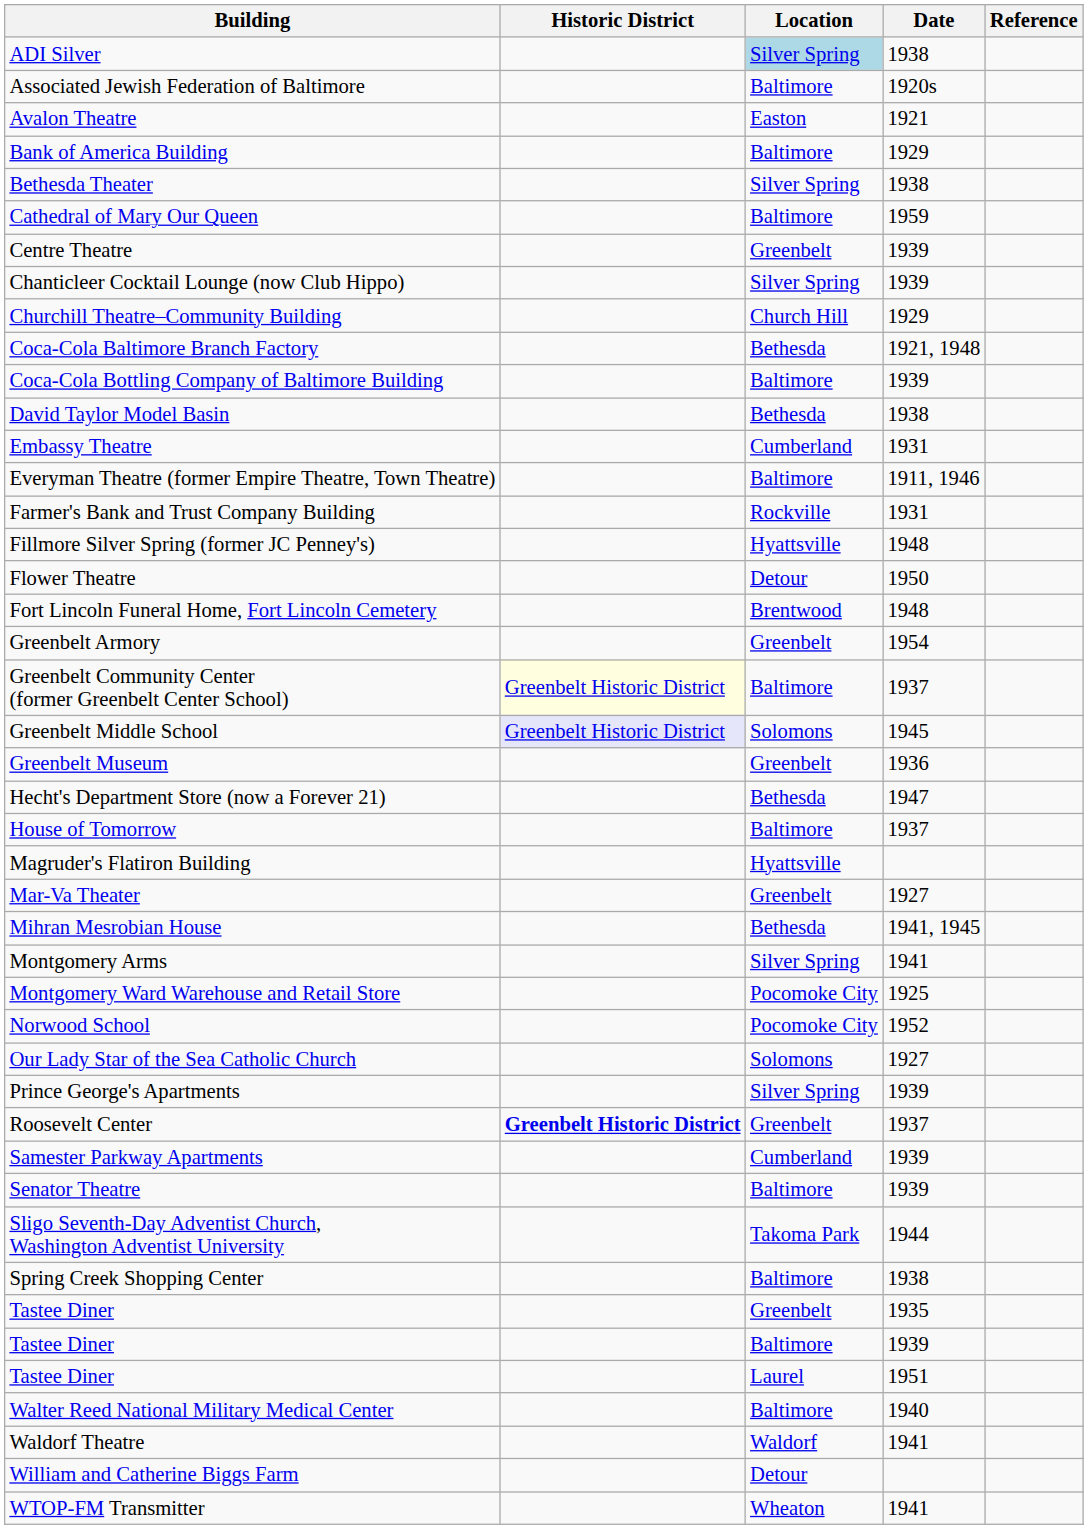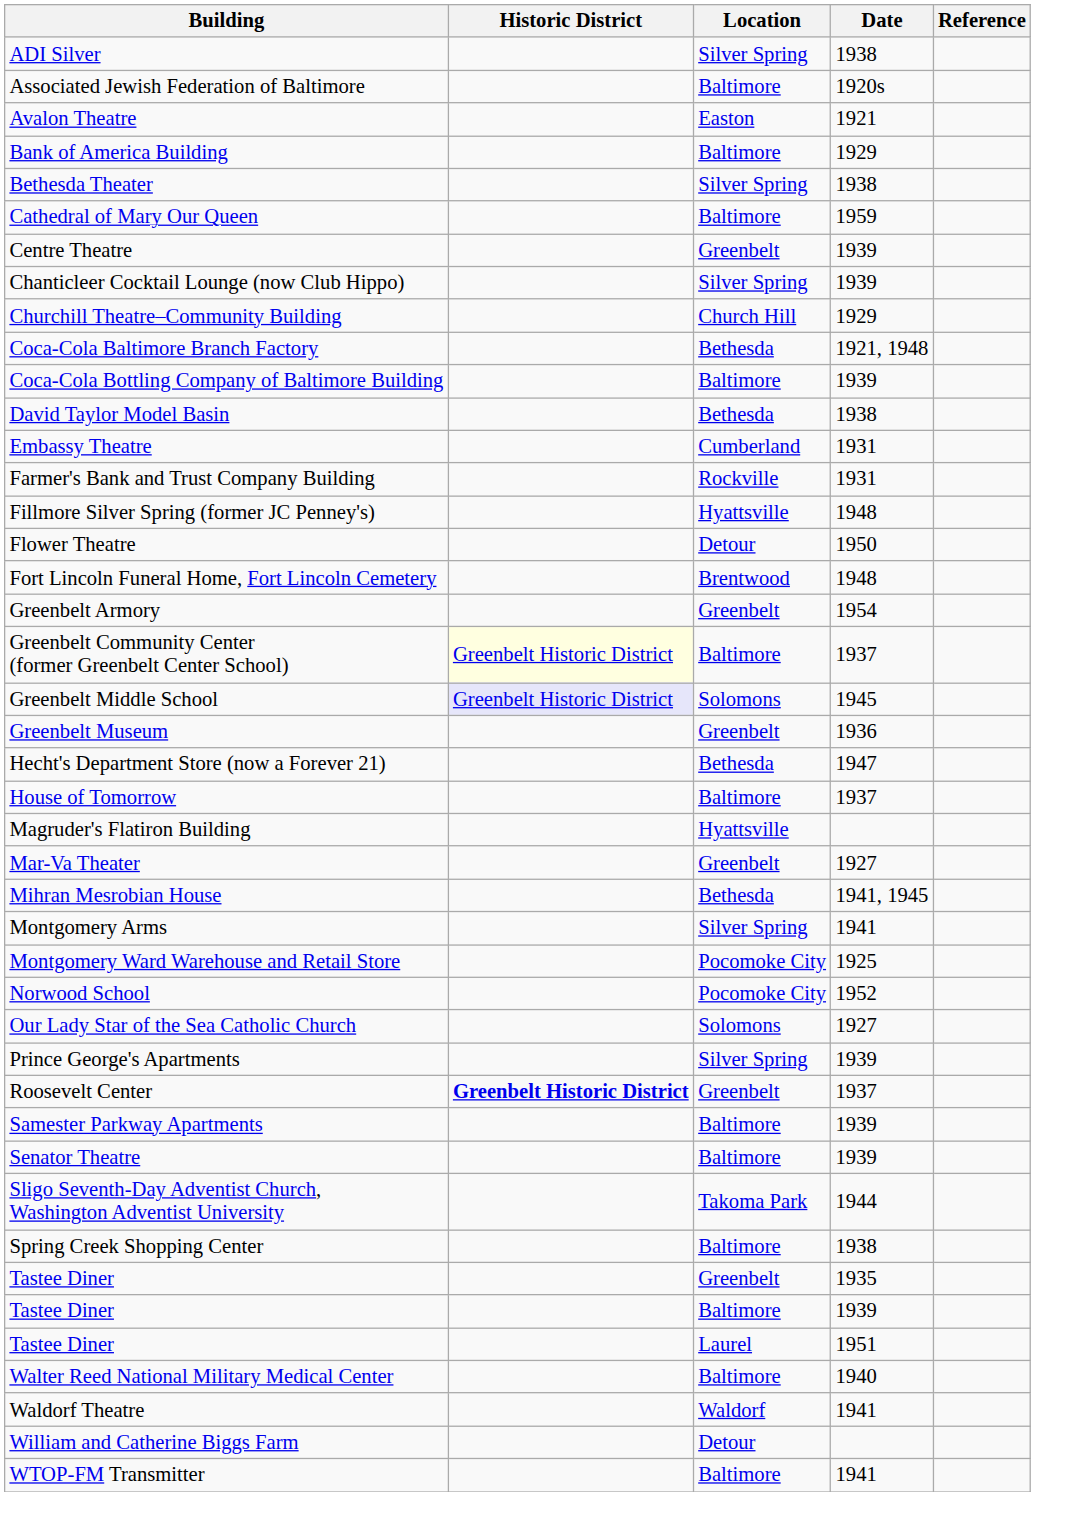(805, 53) lightblue background -> (753, 53) no background
- row: (252, 479)
(801, 1157) Cumberland -> (739, 1124) Baltimore
(787, 1507) Wheaton -> (739, 1474) Baltimore
